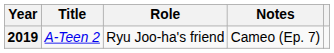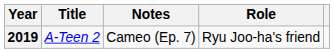columns swapped: (165, 15) <-> (275, 15)
